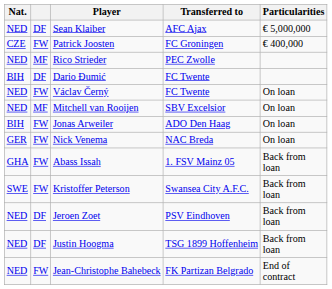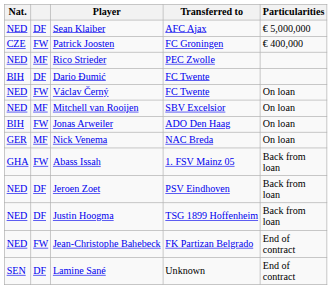(41, 140) FW -> (40, 140) MF
- row: (91, 189)
+ row: (79, 271)
